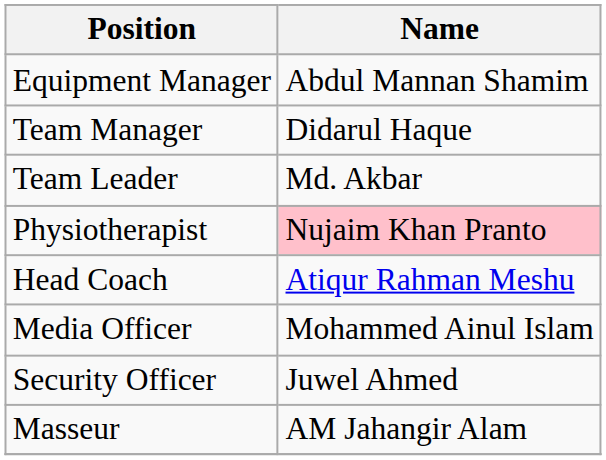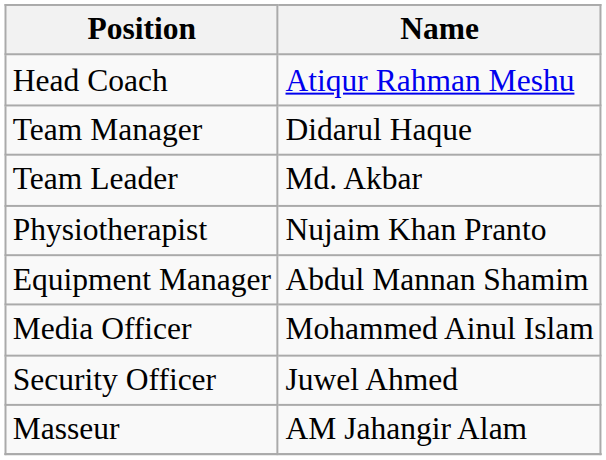rows swapped: (90, 279) <-> (142, 79)
(416, 229) pink background -> (416, 229) no background
